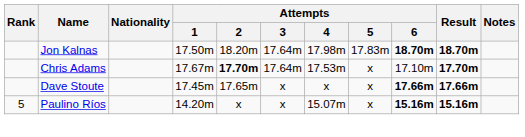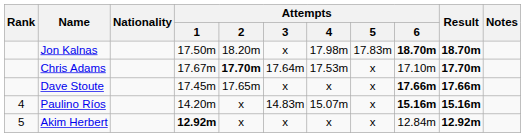(283, 50) 17.64m -> (285, 50) x
(21, 104) 5 -> (21, 104) 4
(283, 104) x -> (285, 104) 14.83m
+ row: (74, 123)
